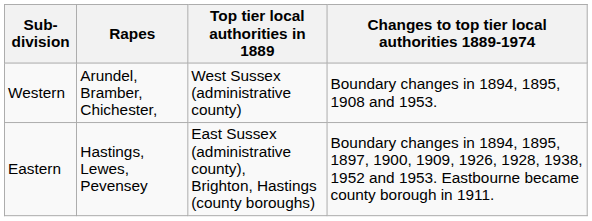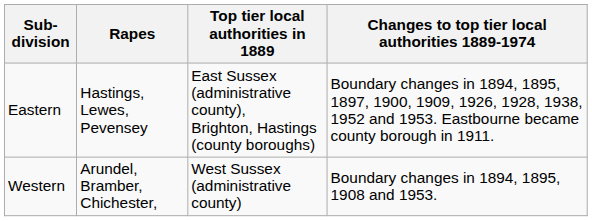rows swapped: (34, 169) <-> (36, 92)
